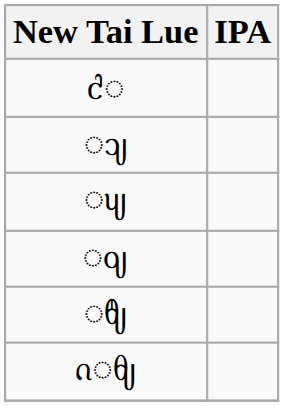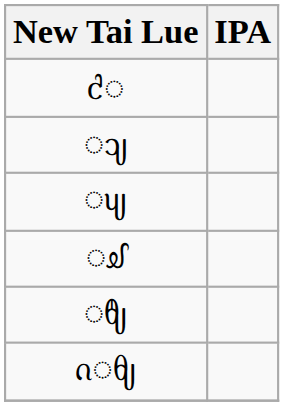- row: (106, 256)
+ row: (106, 256)
